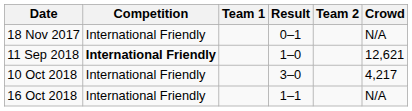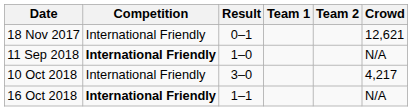columns swapped: (243, 14) <-> (291, 14)
(376, 34) N/A -> (385, 34) 12,621
(385, 55) 12,621 -> (376, 55) N/A
(146, 95) normal -> (151, 95) bold
